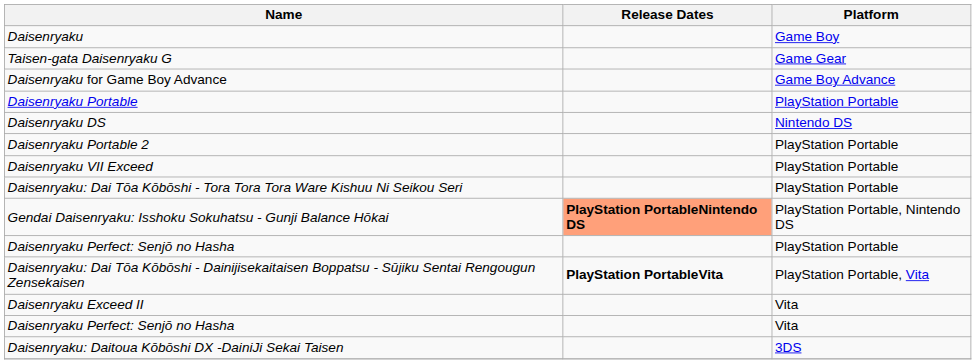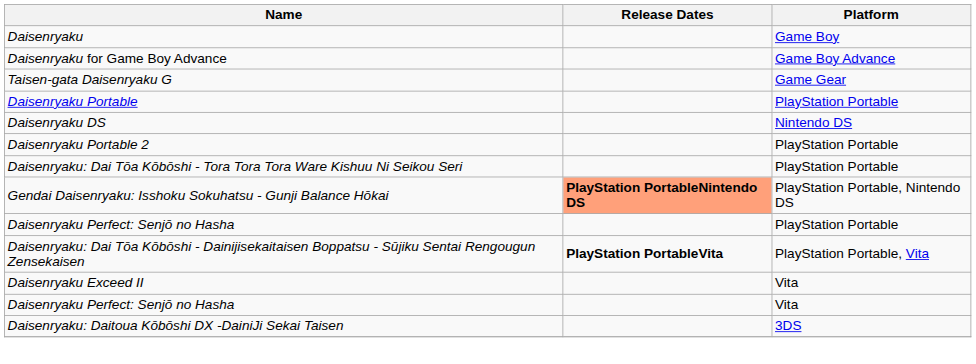rows swapped: (90, 58) <-> (117, 79)
- row: (80, 166)
